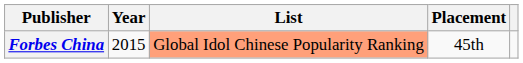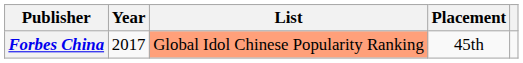(129, 44) 2015 -> (129, 44) 2017
